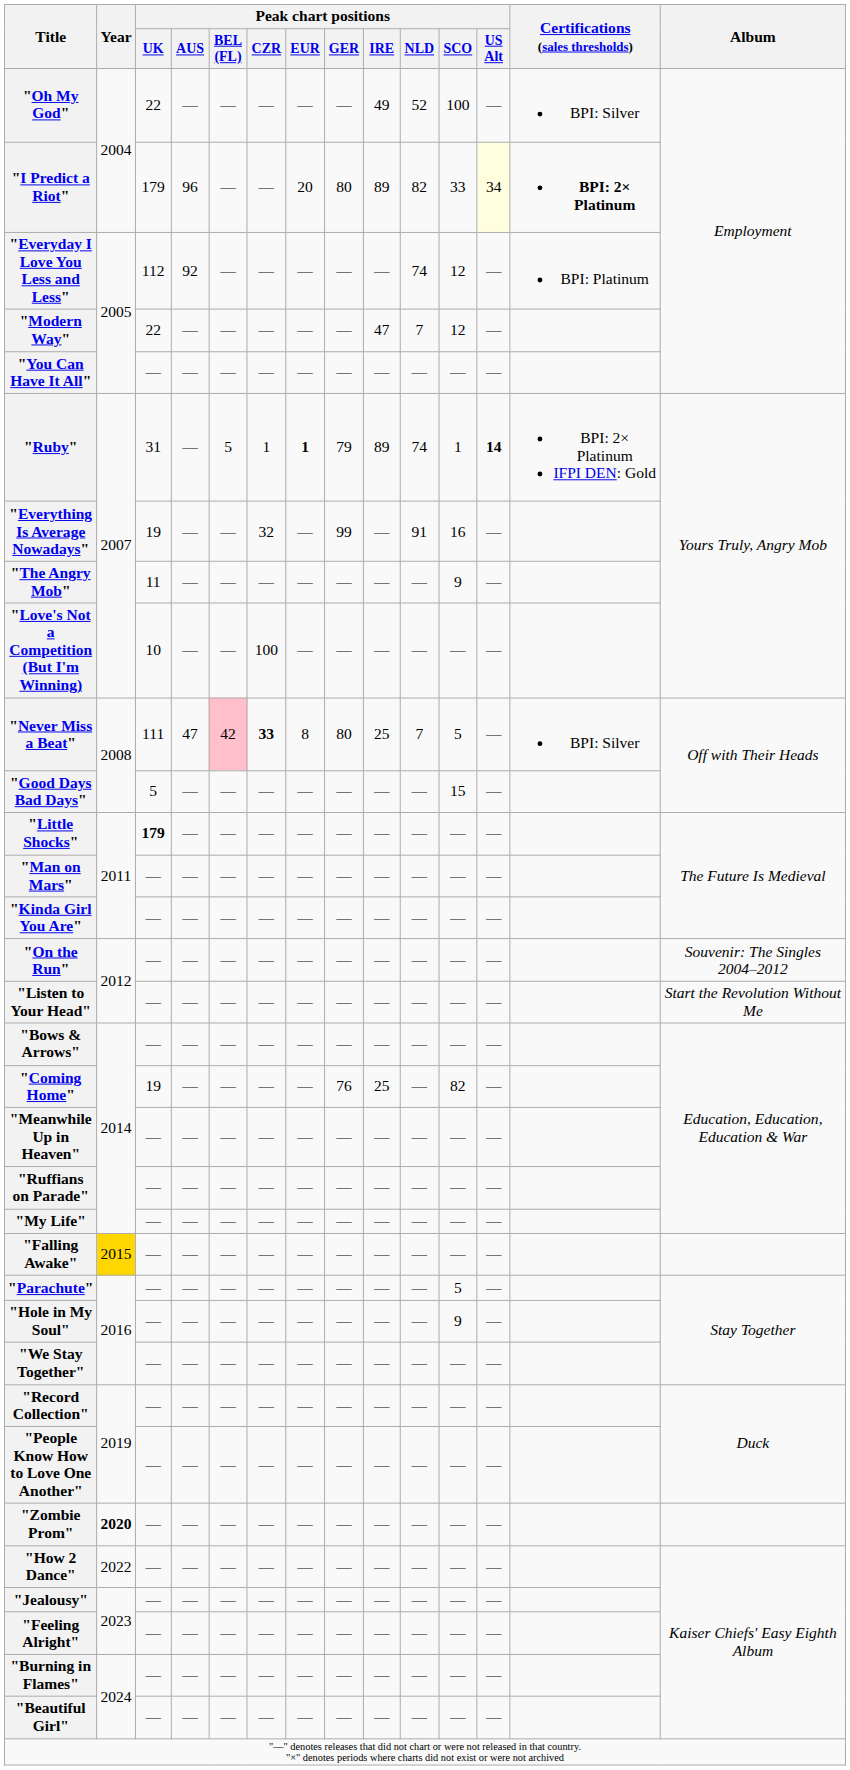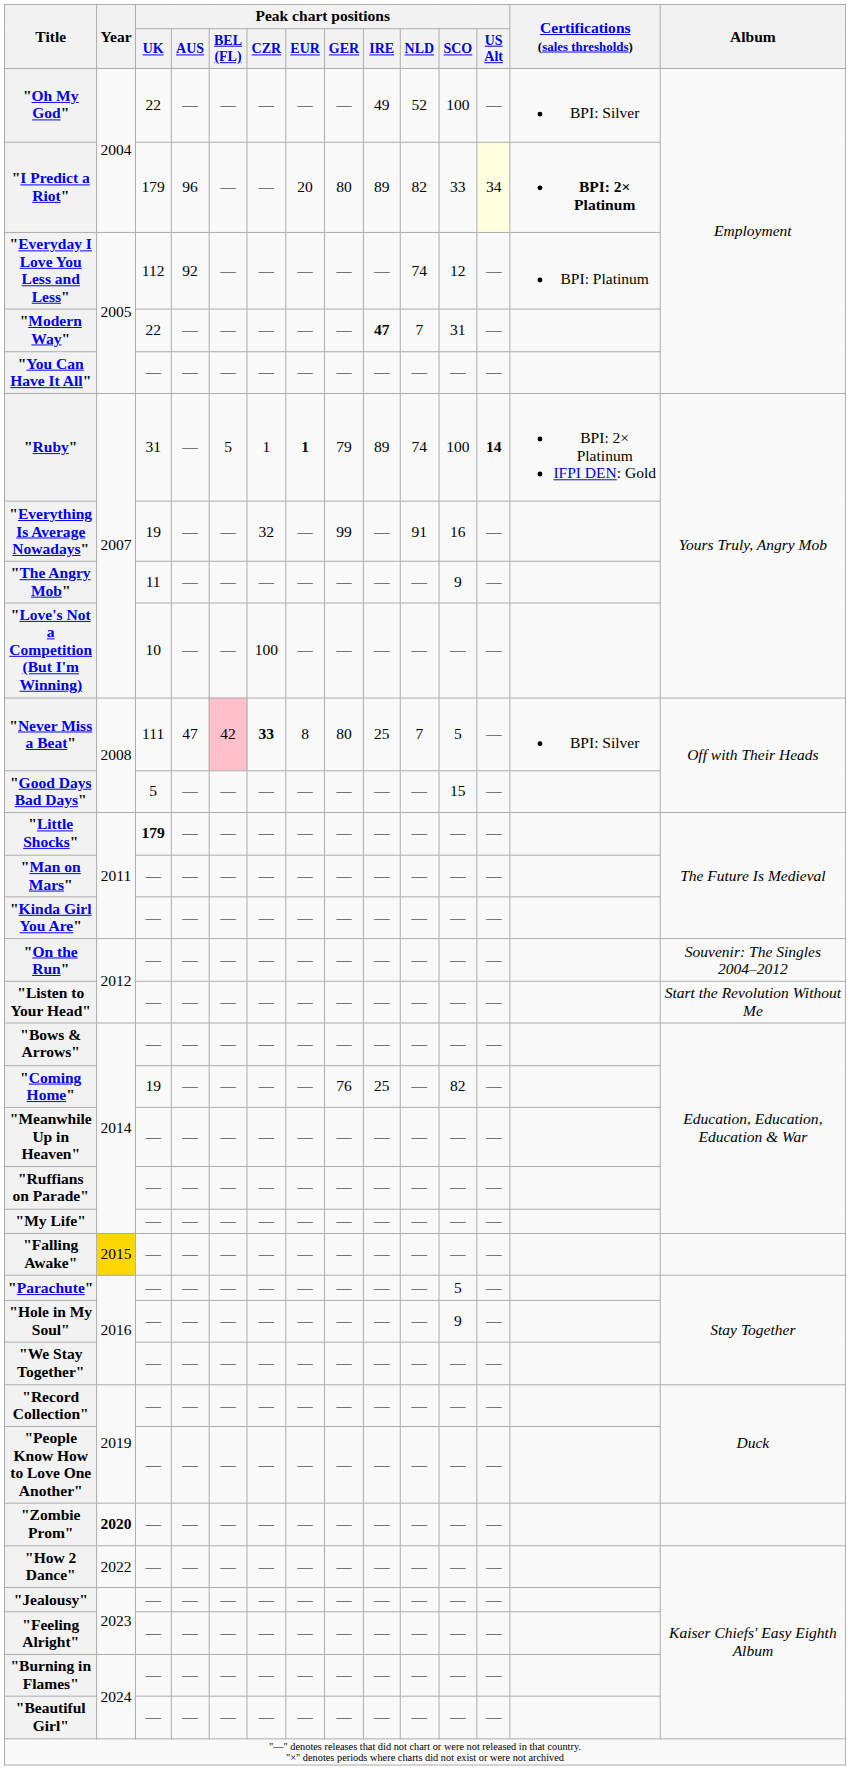(382, 330) normal -> (382, 330) bold
(458, 330) 12 -> (458, 330) 31
(458, 447) 1 -> (458, 447) 100
